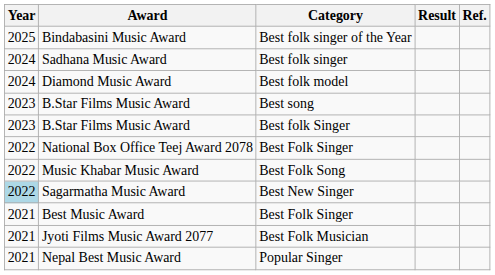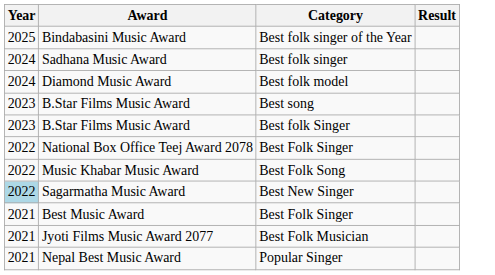- column: (475, 15)
